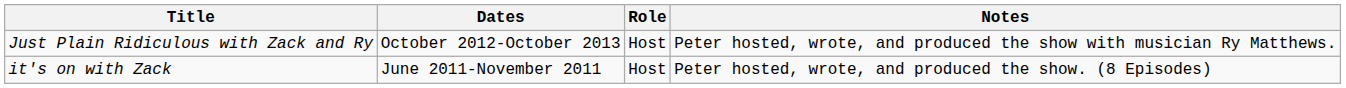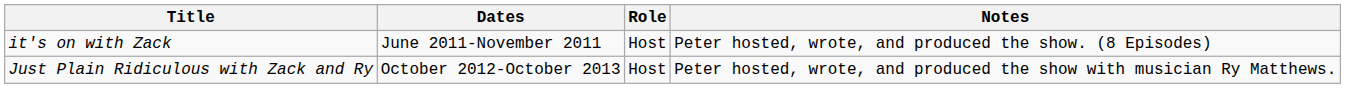rows swapped: (90, 70) <-> (191, 44)
